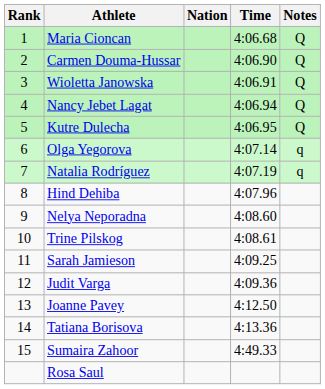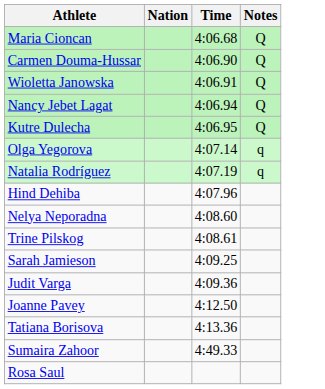- column: (24, 15)
